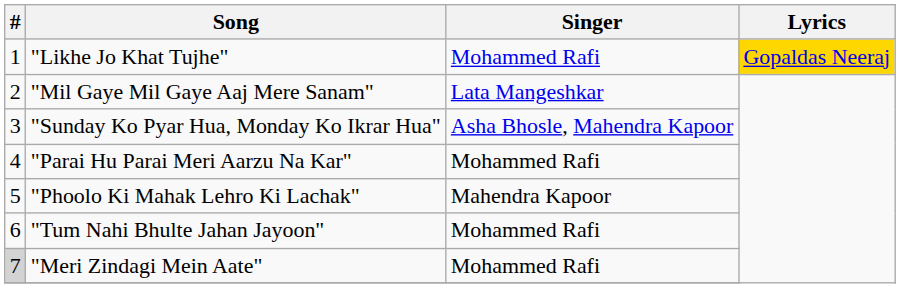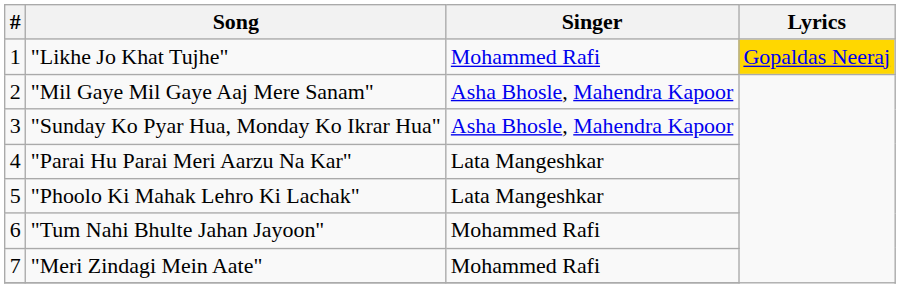(527, 91) Lata Mangeshkar -> (592, 91) Asha Bhosle, Mahendra Kapoor
(525, 160) Mohammed Rafi -> (527, 160) Lata Mangeshkar
(531, 195) Mahendra Kapoor -> (527, 195) Lata Mangeshkar
(15, 265) lightgrey background -> (15, 265) no background
